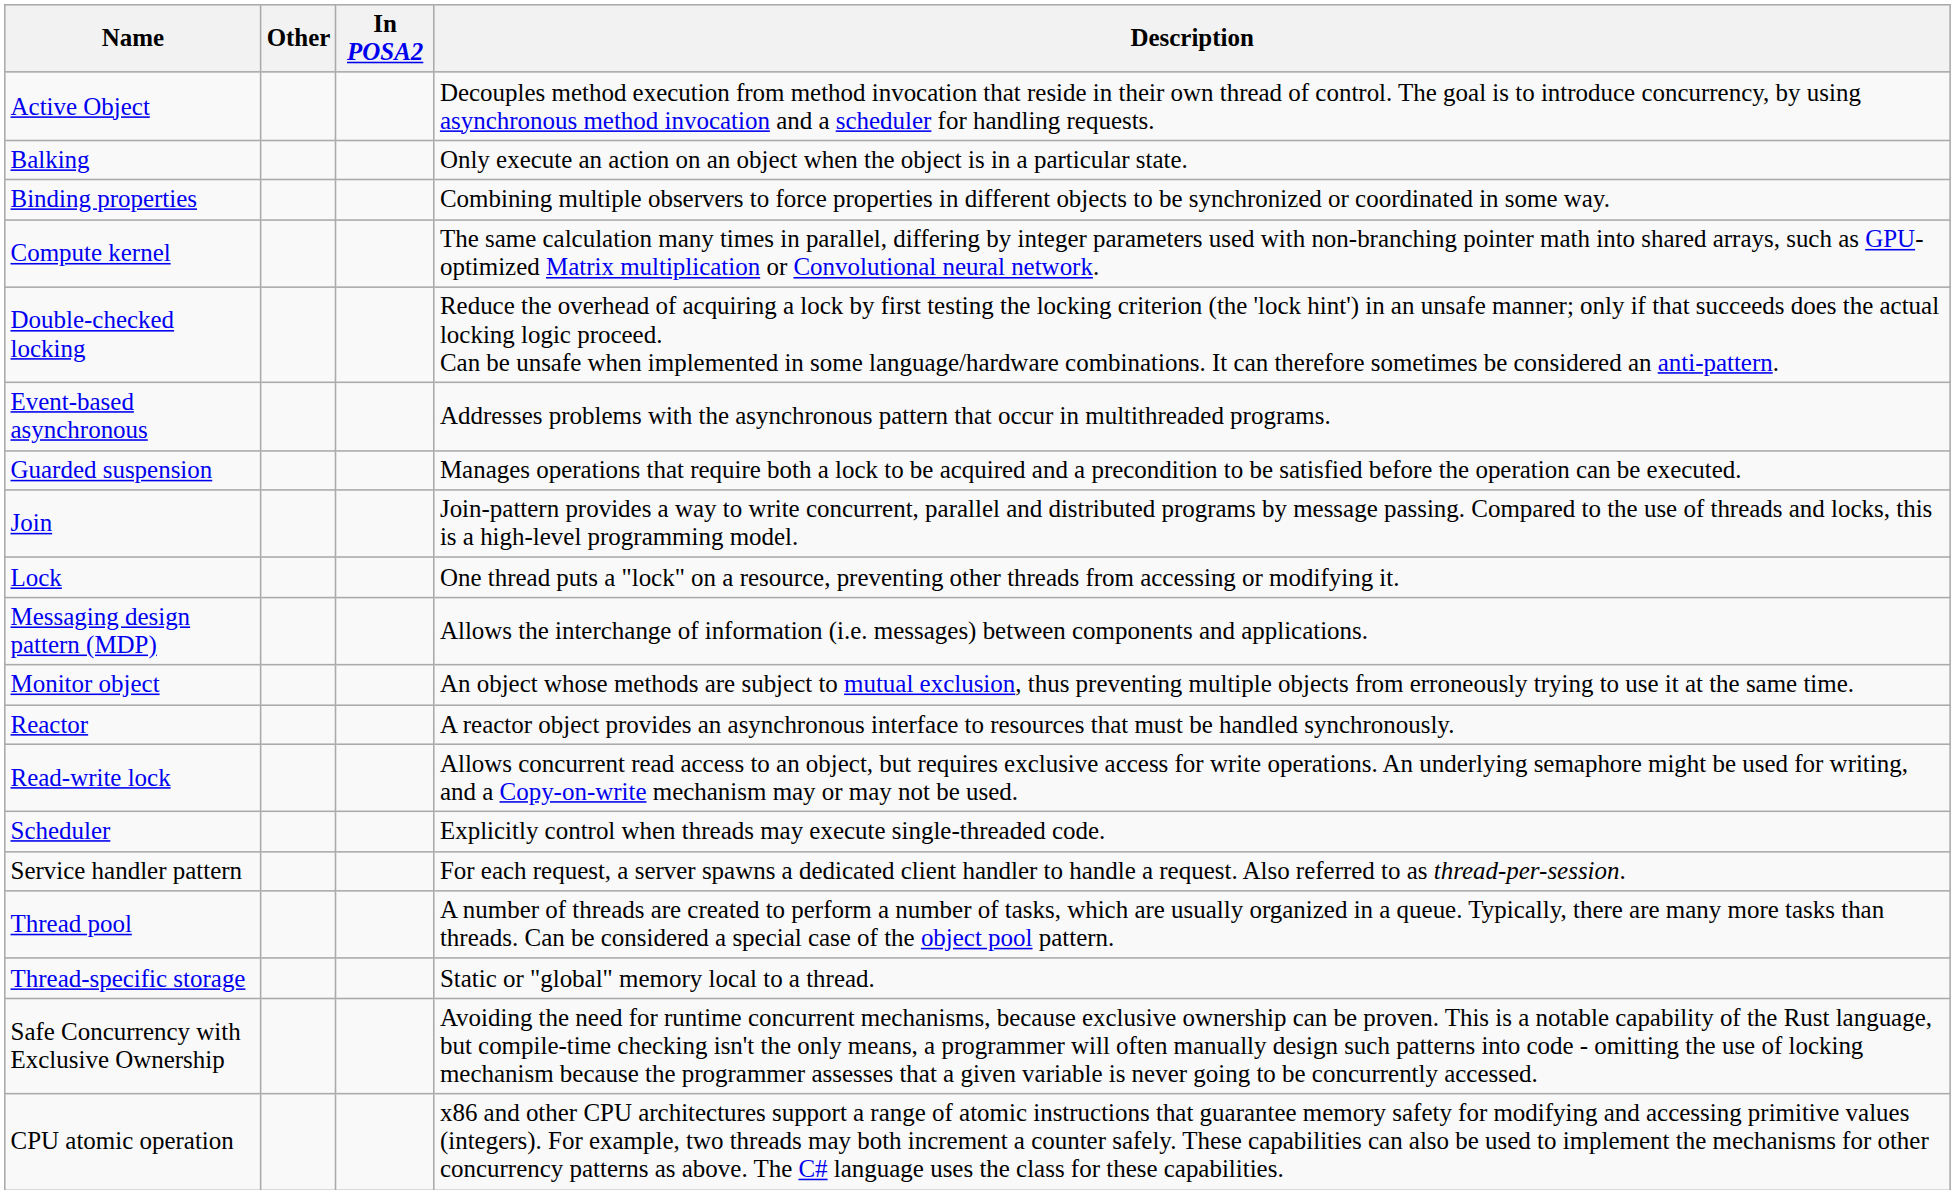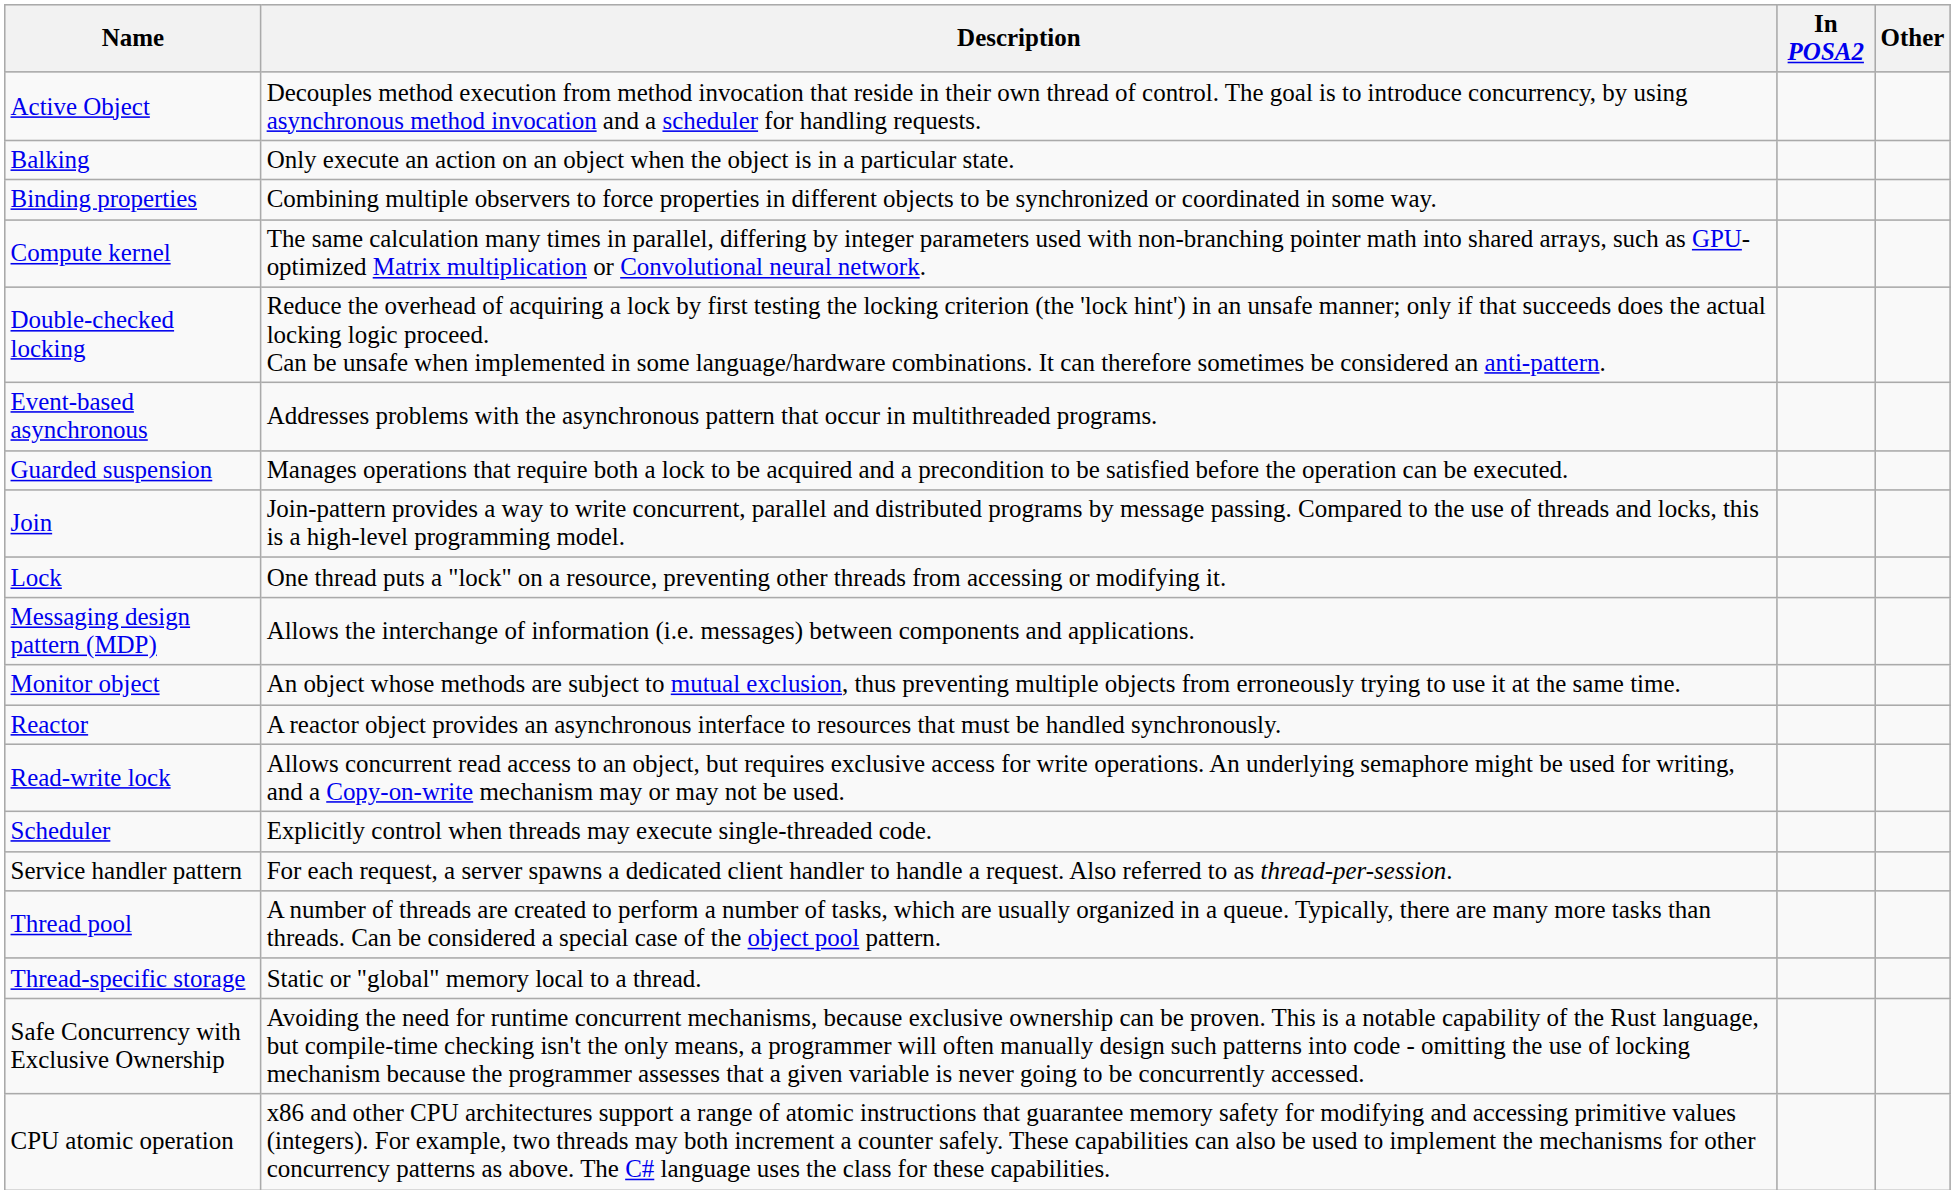columns swapped: (1192, 38) <-> (299, 38)
